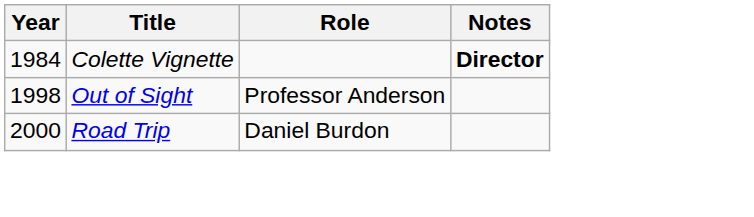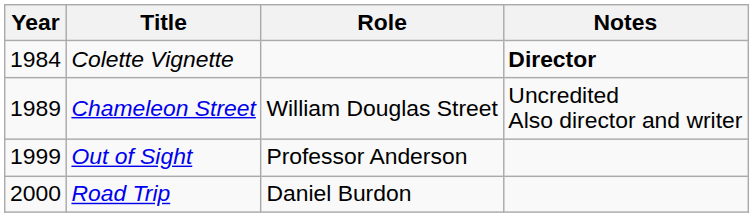+ row: (164, 108)
(35, 95) 1998 -> (35, 157) 1999
